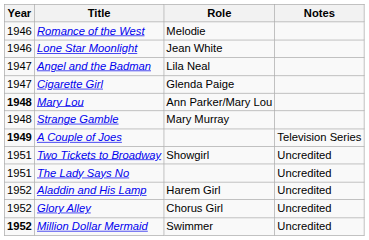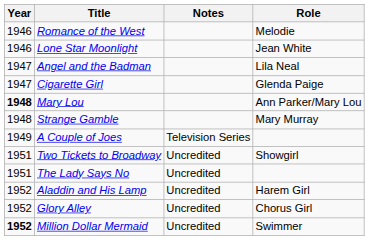columns swapped: (219, 13) <-> (319, 13)
(19, 137) bold -> (19, 137) normal
